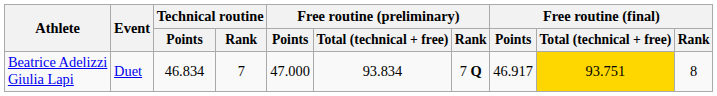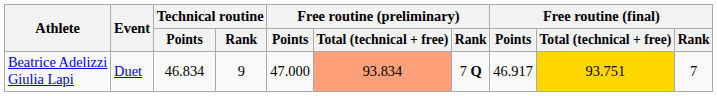(241, 71) 7 -> (241, 71) 9
(382, 71) no background -> (382, 71) lightsalmon background
(694, 71) 8 -> (694, 71) 7
